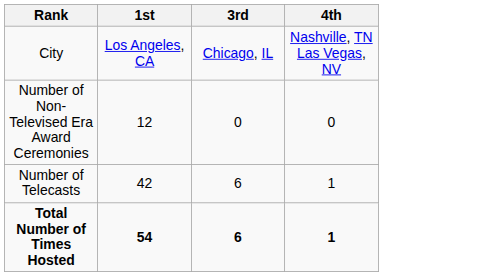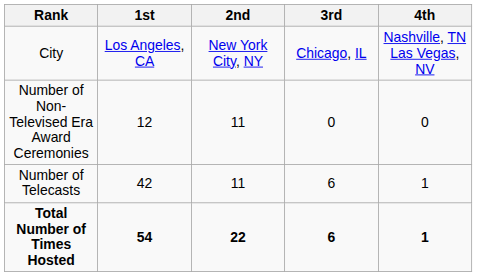+ column: (238, 15)
